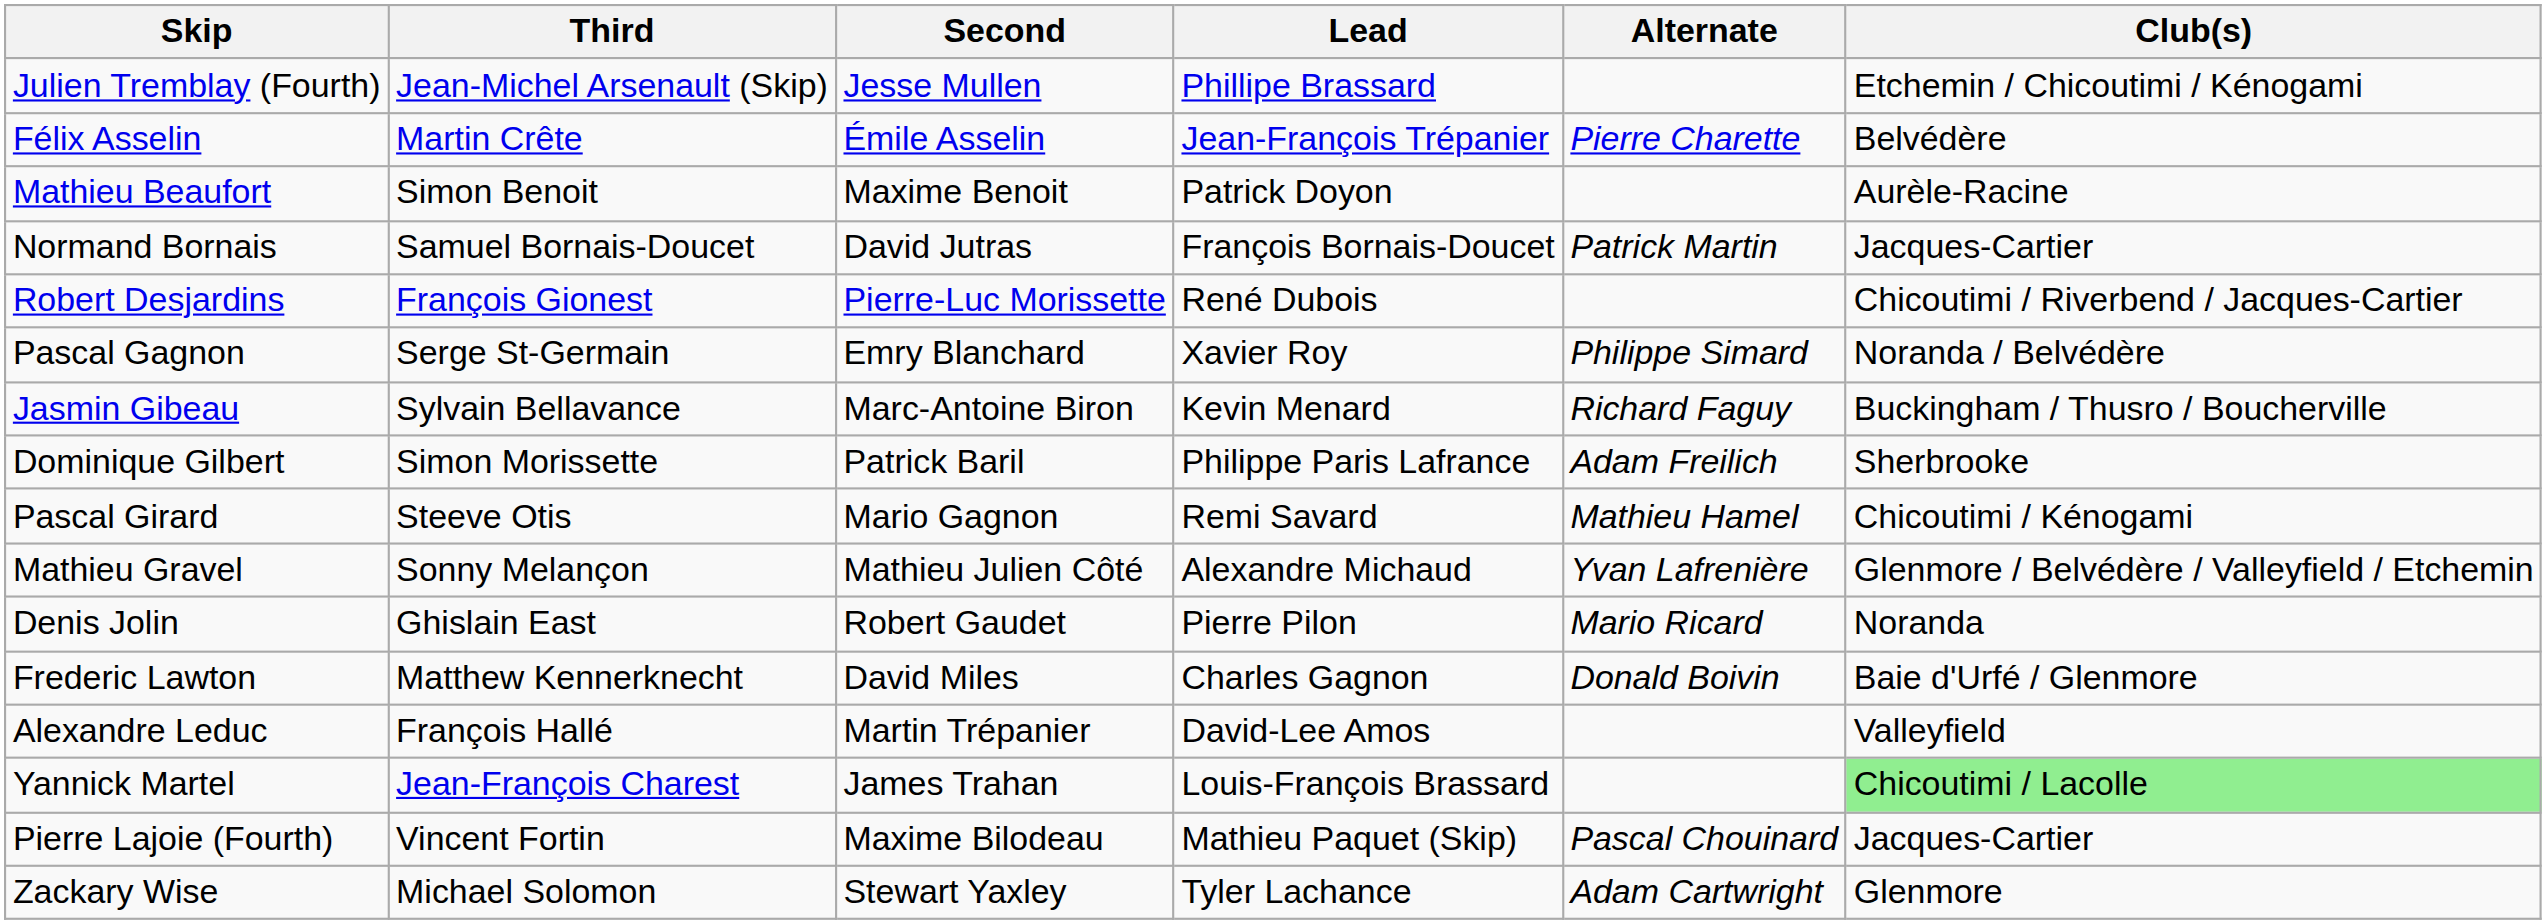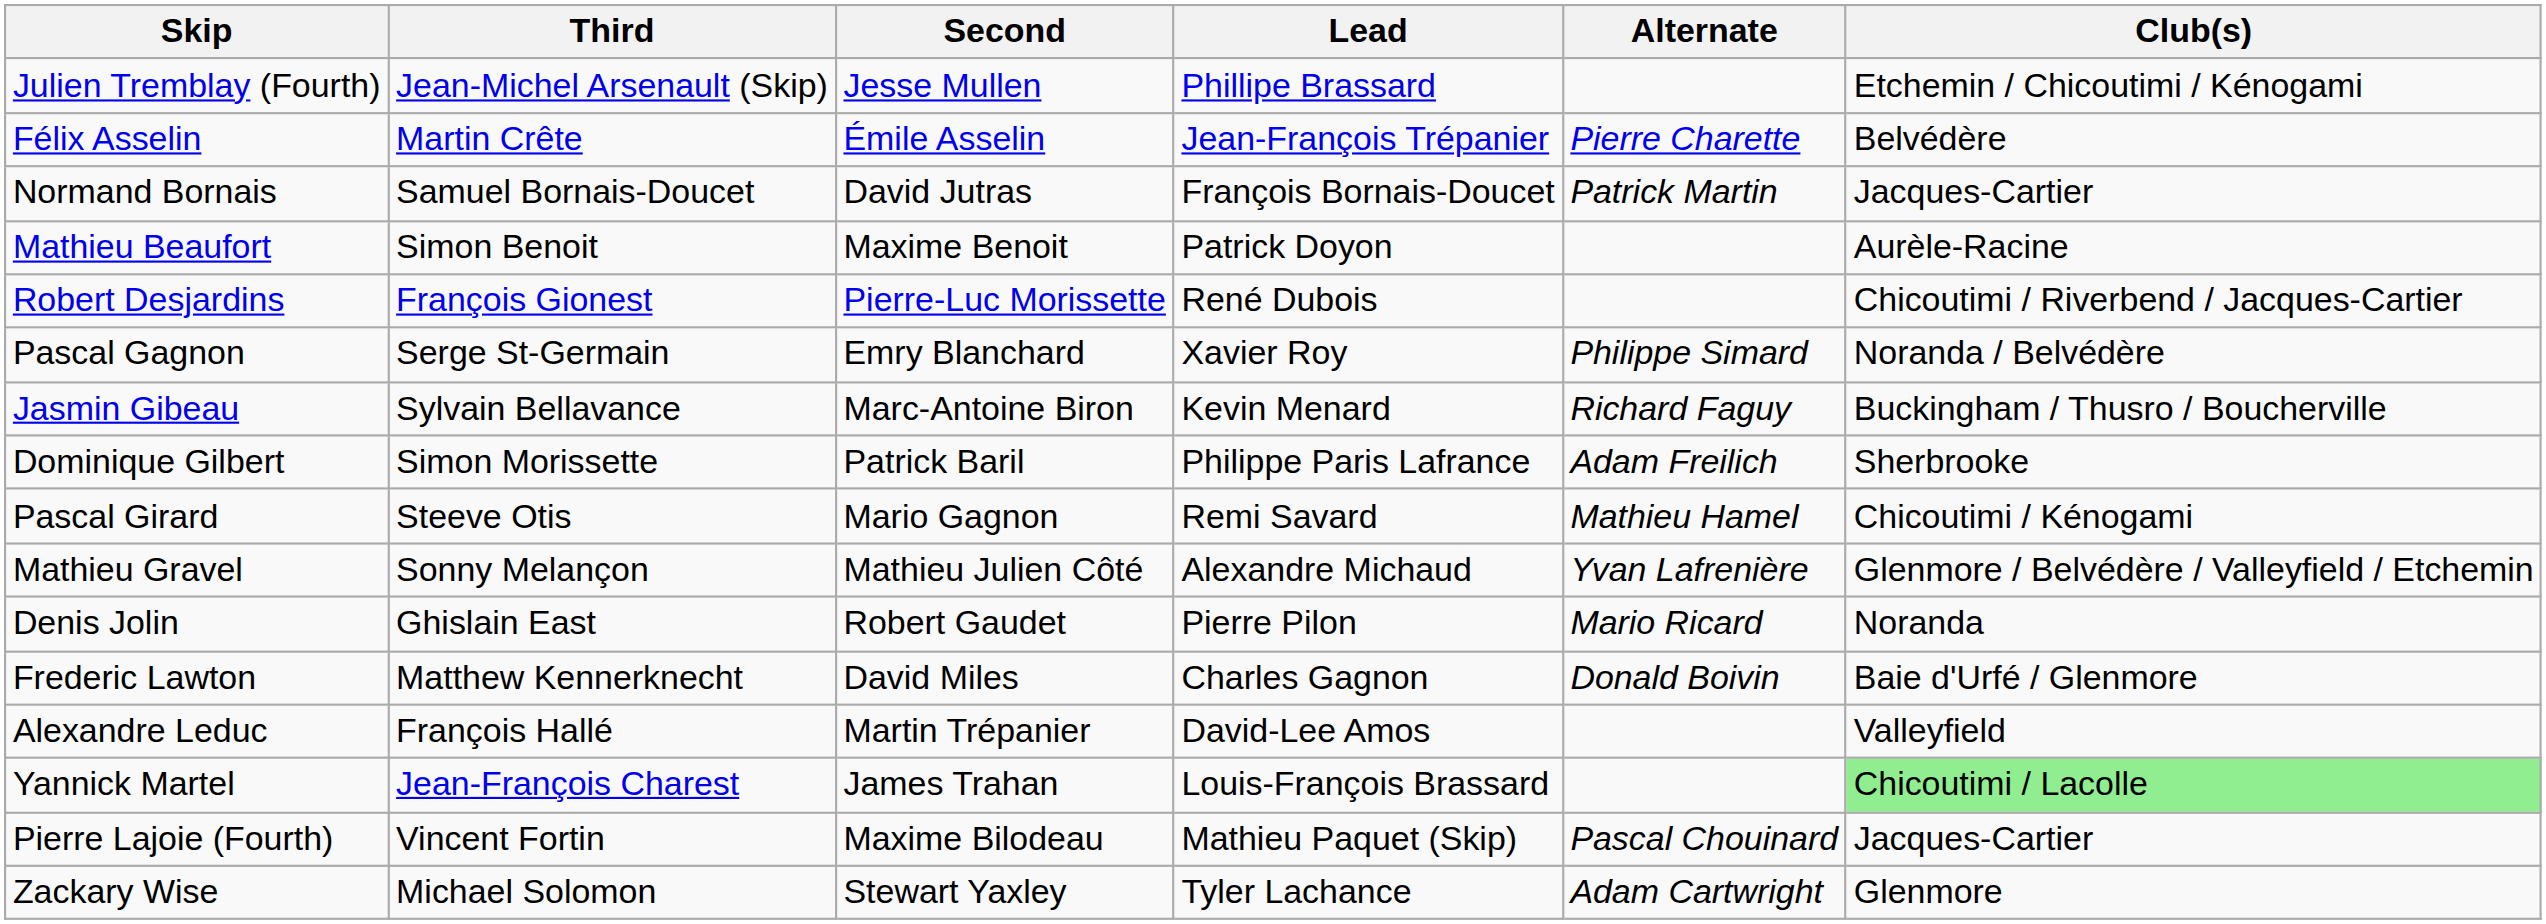rows swapped: (142, 192) <-> (145, 246)
